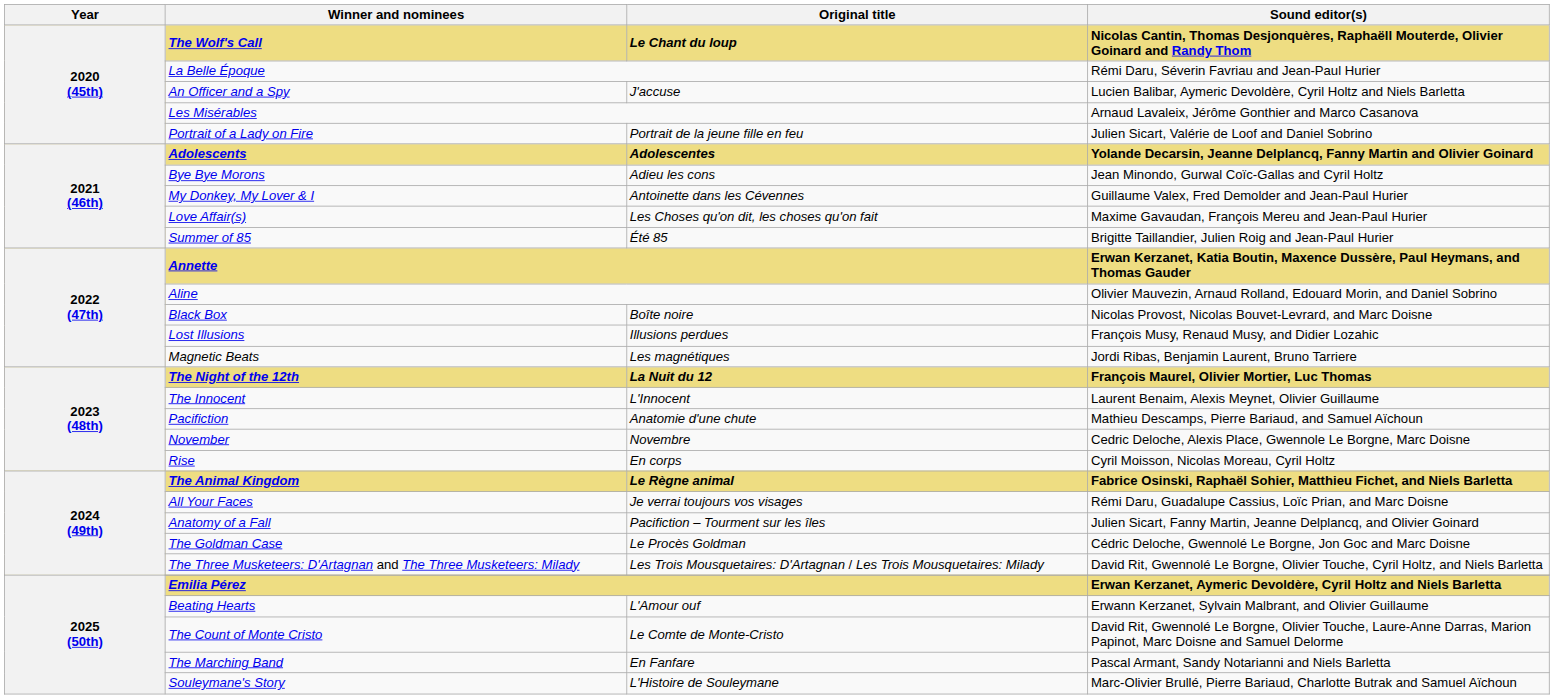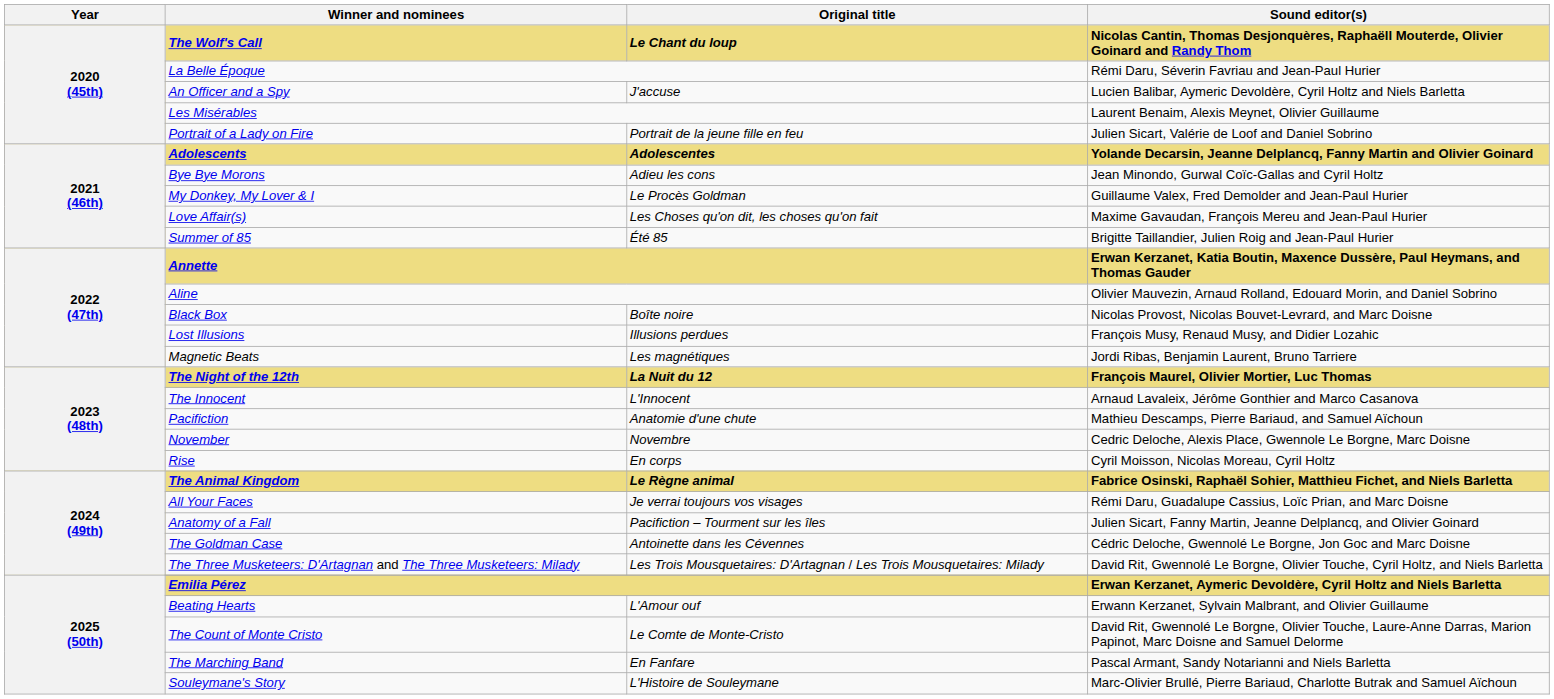(1255, 112) Arnaud Lavaleix, Jérôme Gonthier and Marco Casanova -> (1235, 112) Laurent Benaim, Alexis Meynet, Olivier Guillaume
(717, 196) Antoinette dans les Cévennes -> (688, 196) Le Procès Goldman
(1235, 398) Laurent Benaim, Alexis Meynet, Olivier Guillaume -> (1255, 398) Arnaud Lavaleix, Jérôme Gonthier and Marco Casanova
(688, 543) Le Procès Goldman -> (717, 543) Antoinette dans les Cévennes
